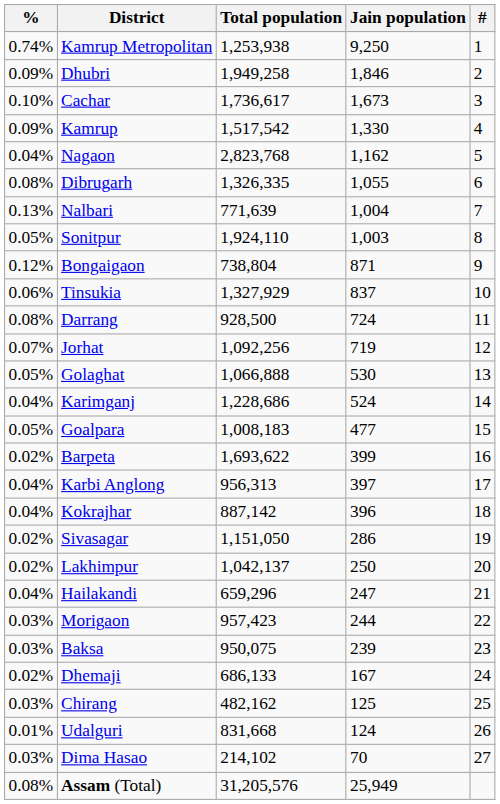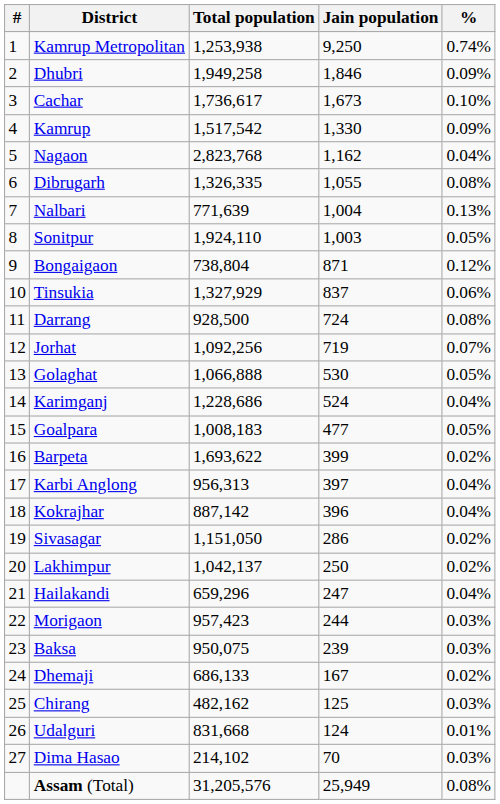columns swapped: (482, 18) <-> (31, 18)
